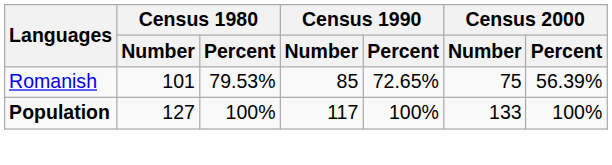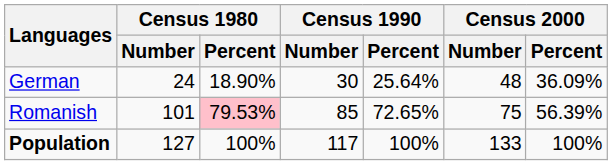+ row: (44, 81)
(242, 81) no background -> (242, 112) pink background
